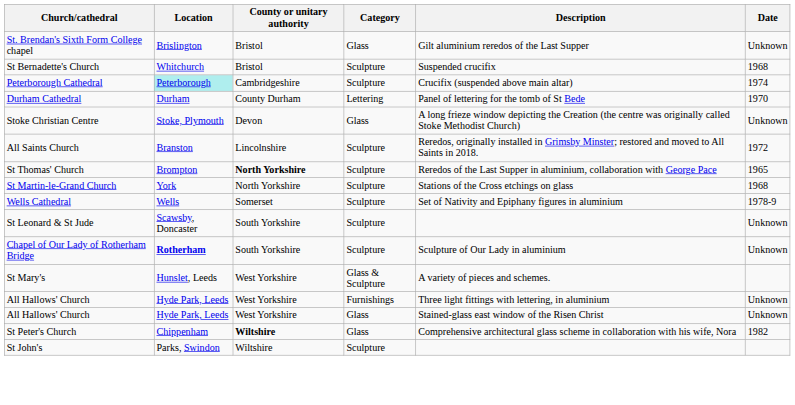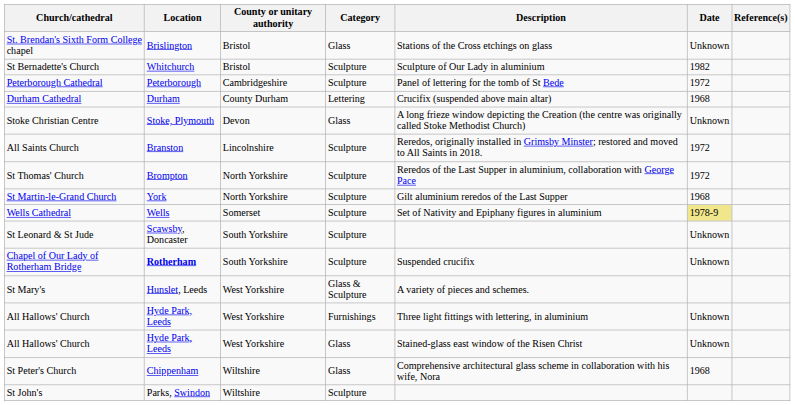+ column: (761, 18)
(504, 45) Gilt aluminium reredos of the Last Supper -> (475, 45) Stations of the Cross etchings on glass
(457, 67) Suspended crucifix -> (471, 67) Sculpture of Our Lady in aluminium
(758, 67) 1968 -> (700, 67) 1982
(184, 83) paleturquoise background -> (174, 83) no background
(495, 83) Crucifix (suspended above main altar) -> (480, 83) Panel of lettering for the tomb of St Bede
(758, 83) 1974 -> (700, 83) 1972
(502, 99) Panel of lettering for the tomb of St Bede -> (474, 99) Crucifix (suspended above main altar)
(758, 99) 1970 -> (700, 99) 1968
(270, 169) bold -> (255, 175) normal
(758, 169) 1965 -> (700, 175) 1972
(496, 185) Stations of the Cross etchings on glass -> (482, 197) Gilt aluminium reredos of the Last Supper
(762, 201) no background -> (704, 213) khaki background
(492, 250) Sculpture of Our Lady in aluminium -> (436, 262) Suspended crucifix
(255, 331) bold -> (241, 371) normal
(758, 331) 1982 -> (700, 371) 1968
